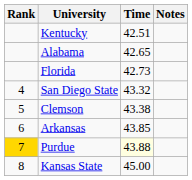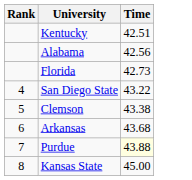- column: (170, 14)
(137, 52) 42.65 -> (137, 52) 42.56
(137, 90) 43.32 -> (137, 90) 43.22
(137, 128) 43.85 -> (137, 128) 43.68
(21, 147) gold background -> (21, 147) no background
